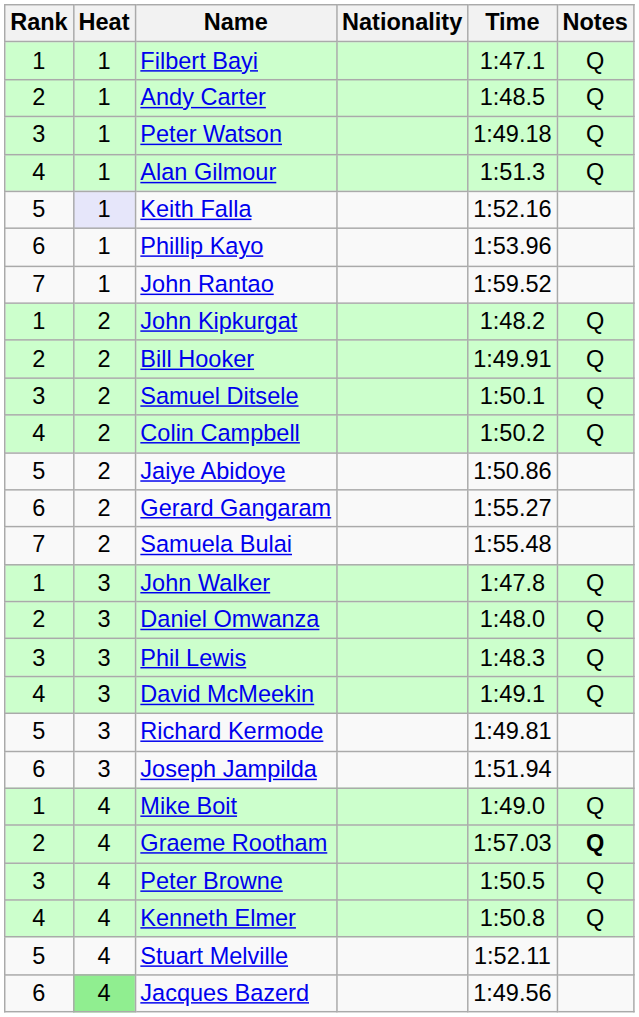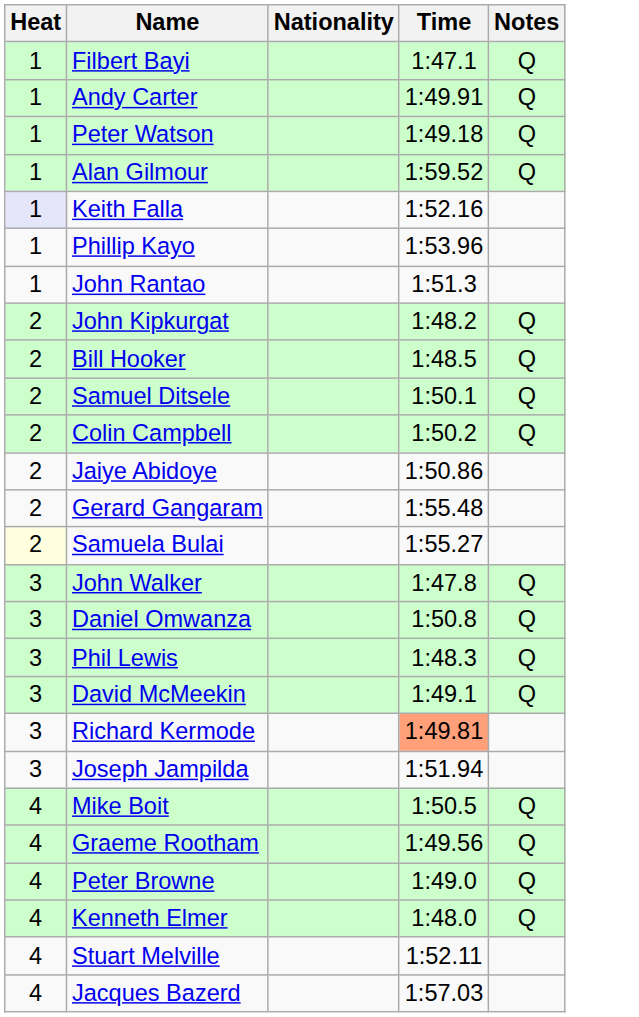- column: (39, 23)
(512, 97) 1:48.5 -> (444, 97) 1:49.91
(512, 172) 1:51.3 -> (444, 172) 1:59.52
(512, 284) 1:59.52 -> (444, 284) 1:51.3
(512, 358) 1:49.91 -> (444, 358) 1:48.5
(512, 508) 1:55.27 -> (444, 508) 1:55.48
(104, 545) no background -> (36, 545) lightyellow background
(512, 545) 1:55.48 -> (444, 545) 1:55.27
(512, 619) 1:48.0 -> (444, 619) 1:50.8
(512, 731) no background -> (444, 731) lightsalmon background
(512, 806) 1:49.0 -> (444, 806) 1:50.5
(512, 843) 1:57.03 -> (444, 843) 1:49.56
(595, 843) bold -> (527, 843) normal
(512, 881) 1:50.5 -> (444, 881) 1:49.0
(512, 918) 1:50.8 -> (444, 918) 1:48.0
(104, 992) lightgreen background -> (36, 992) no background
(512, 992) 1:49.56 -> (444, 992) 1:57.03
